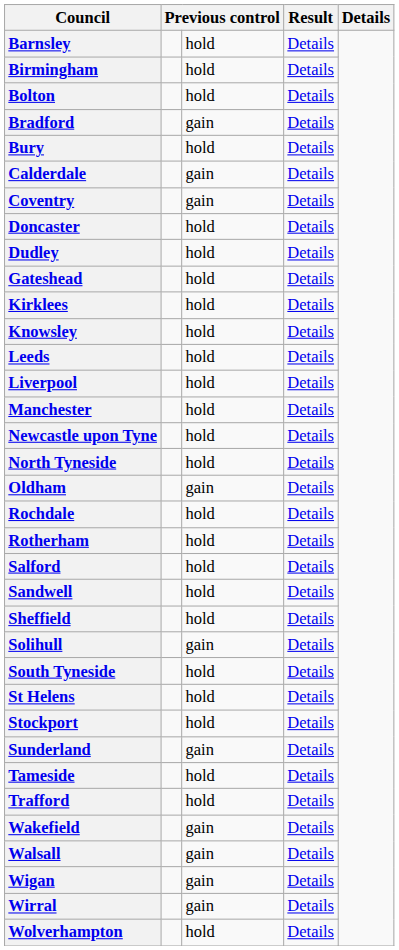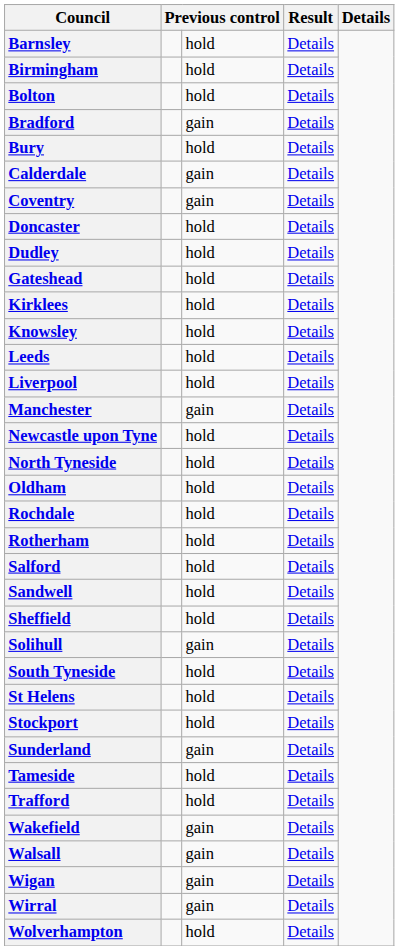(200, 409) hold -> (200, 409) gain
(200, 488) gain -> (200, 488) hold
